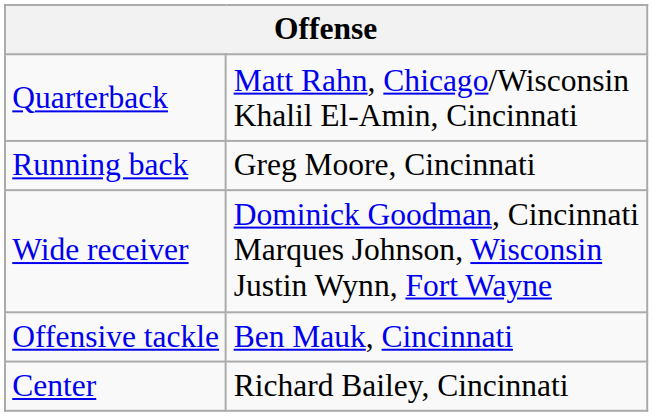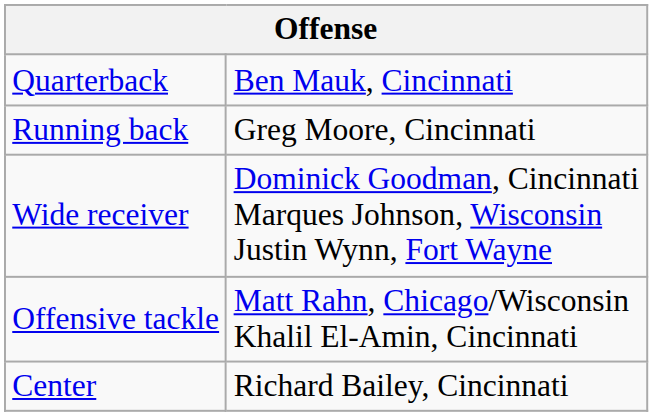(431, 97) Matt Rahn, Chicago/Wisconsin Khalil El-Amin, Cincinnati -> (373, 79) Ben Mauk, Cincinnati
(373, 335) Ben Mauk, Cincinnati -> (431, 318) Matt Rahn, Chicago/Wisconsin Khalil El-Amin, Cincinnati
